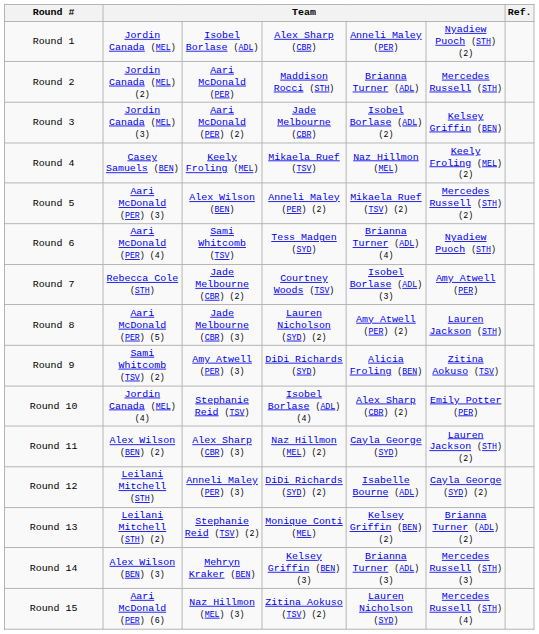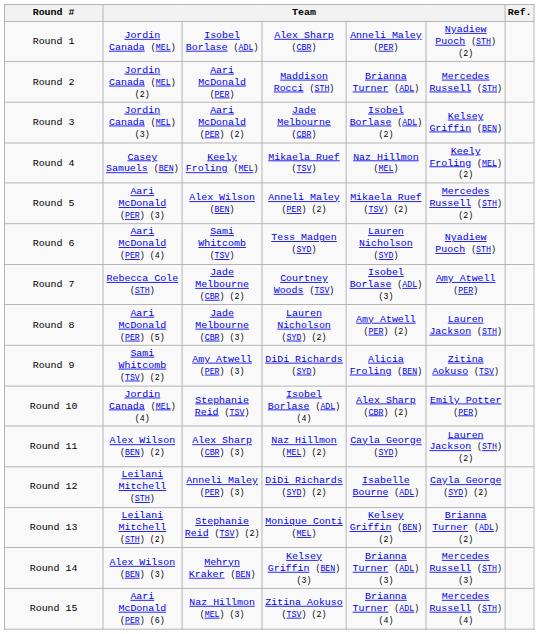(386, 243) Brianna Turner (ADL) (4) -> (386, 243) Lauren Nicholson (SYD)
(386, 608) Lauren Nicholson (SYD) -> (386, 608) Brianna Turner (ADL) (4)
